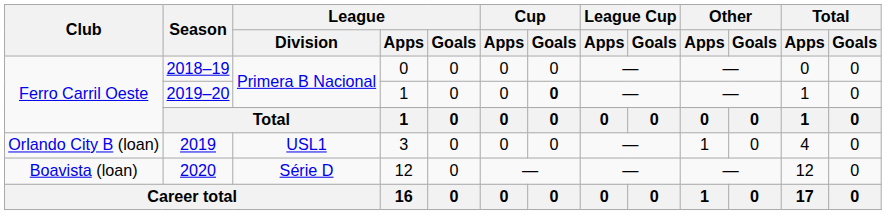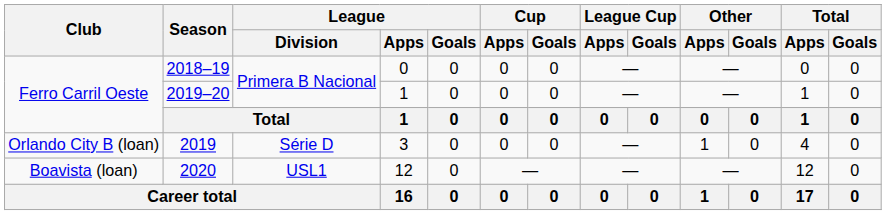(554, 94) bold -> (554, 94) normal
(307, 145) USL1 -> (307, 145) Série D
(307, 171) Série D -> (307, 171) USL1
